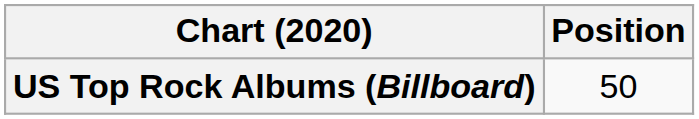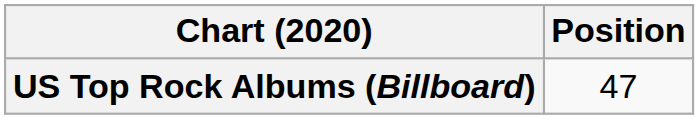(618, 85) 50 -> (618, 85) 47
